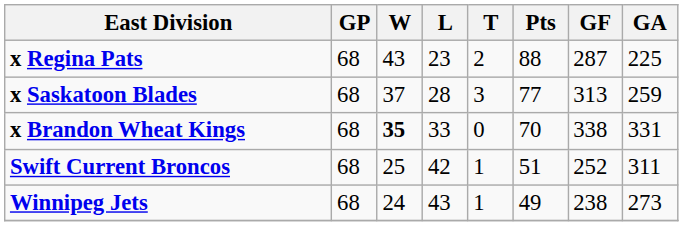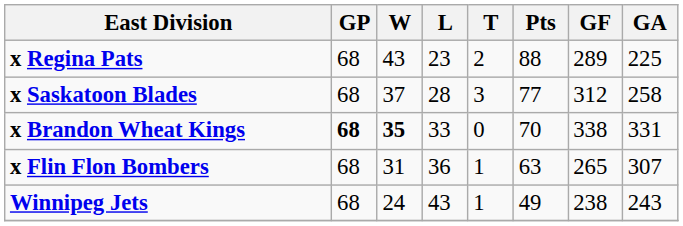(590, 58) 287 -> (590, 58) 289
(590, 94) 313 -> (590, 94) 312
(645, 94) 259 -> (645, 94) 258
(348, 130) normal -> (348, 130) bold
+ row: (109, 166)
- row: (120, 166)
(645, 202) 273 -> (645, 202) 243
